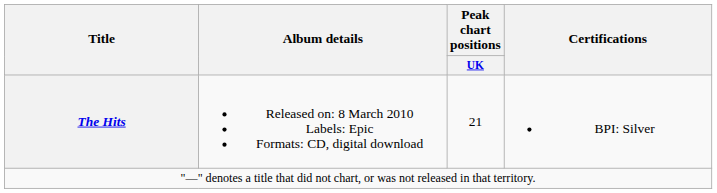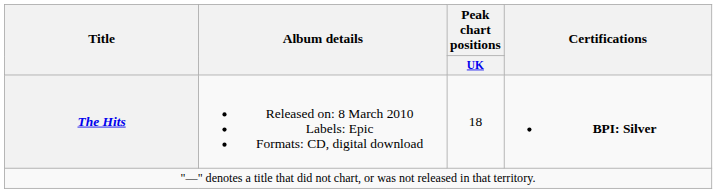(475, 121) 21 -> (475, 121) 18
(608, 129) normal -> (608, 129) bold
